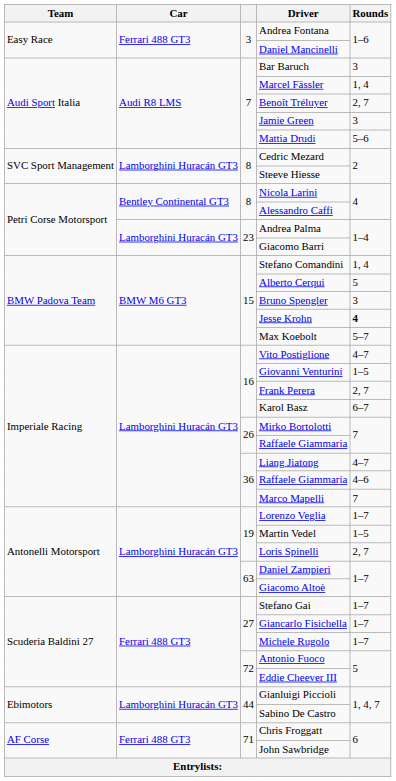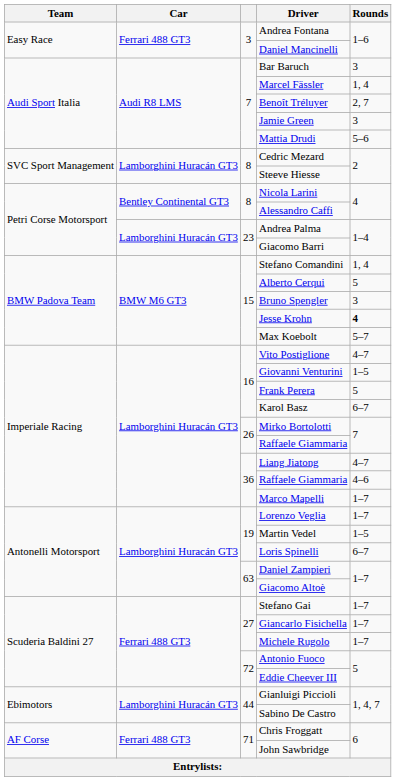(361, 390) 2, 7 -> (355, 390) 5
(355, 497) 7 -> (361, 497) 1–7
(361, 551) 2, 7 -> (361, 551) 6–7
